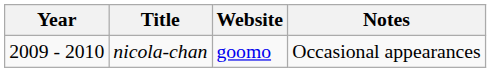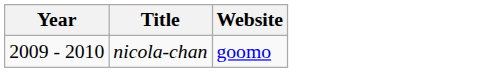- column: (386, 20)
